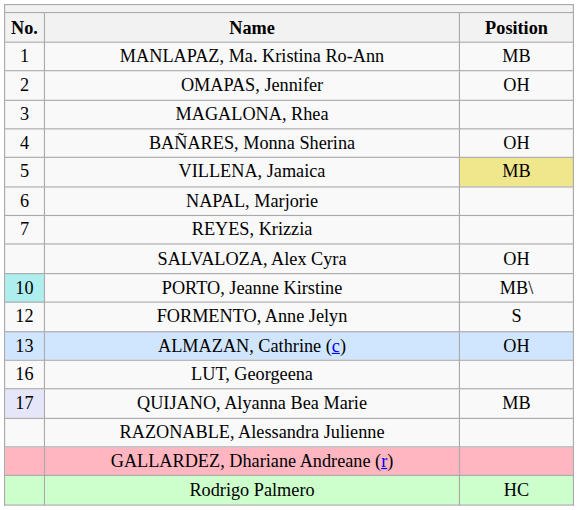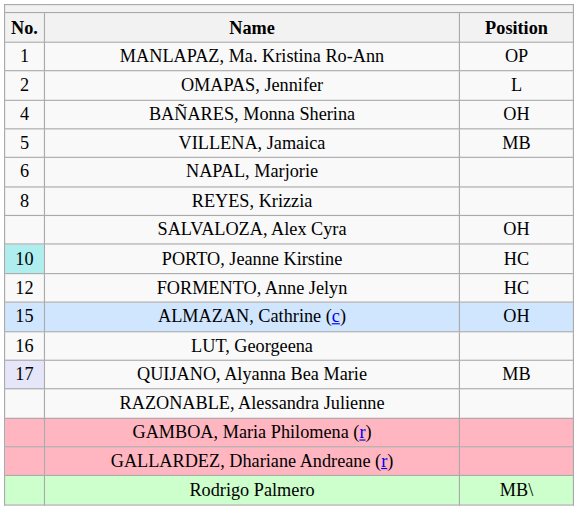(517, 56) MB -> (517, 56) OP
(517, 85) OH -> (517, 85) L
- row: (252, 114)
(517, 172) khaki background -> (517, 143) no background
(24, 229) 7 -> (24, 200) 8
(517, 287) MB\ -> (517, 258) HC
(517, 316) S -> (517, 287) HC
(24, 345) 13 -> (24, 316) 15
+ row: (252, 432)
(517, 490) HC -> (517, 490) MB\
